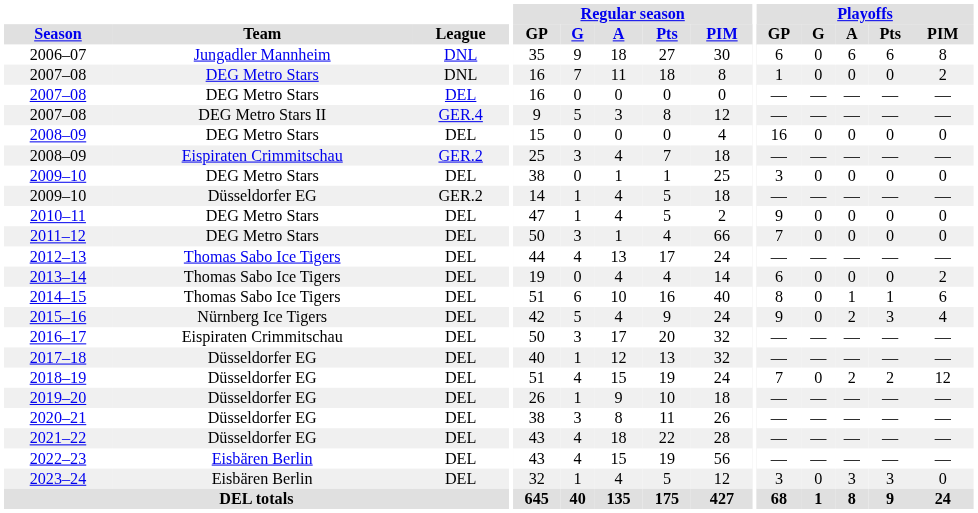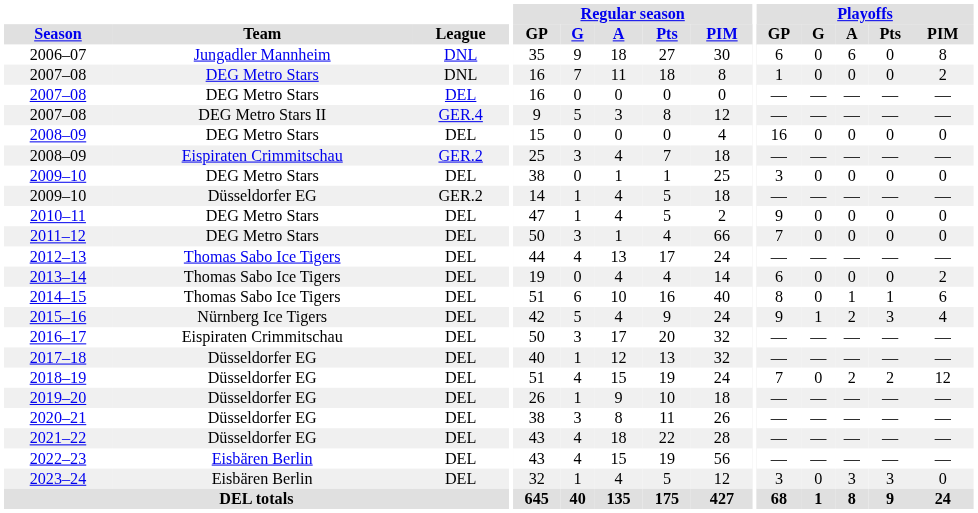(890, 54) 6 -> (890, 54) 0
(818, 317) 0 -> (818, 317) 1
